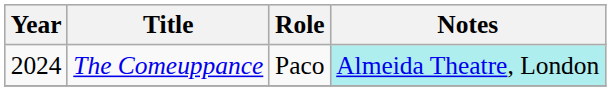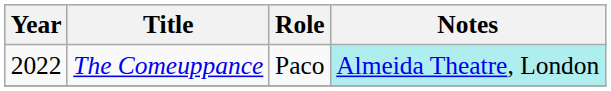(36, 65) 2024 -> (36, 65) 2022
